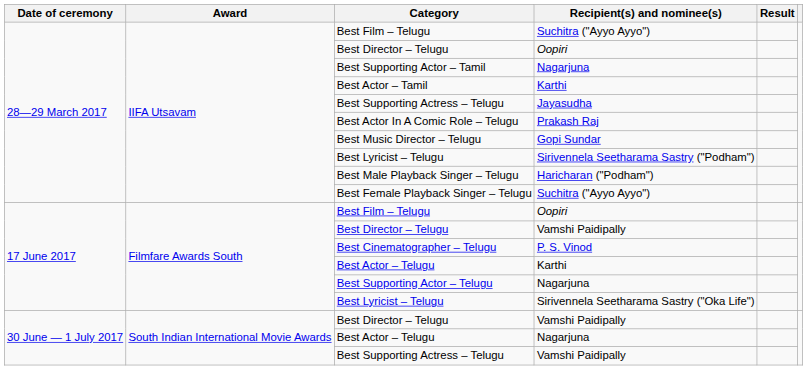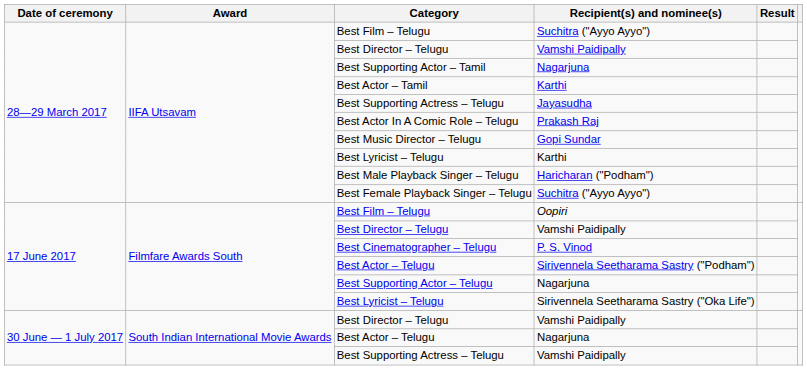(552, 49) Oopiri -> (581, 49) Vamshi Paidipally
(646, 157) Sirivennela Seetharama Sastry ("Podham") -> (552, 157) Karthi
(552, 265) Karthi -> (646, 265) Sirivennela Seetharama Sastry ("Podham")
